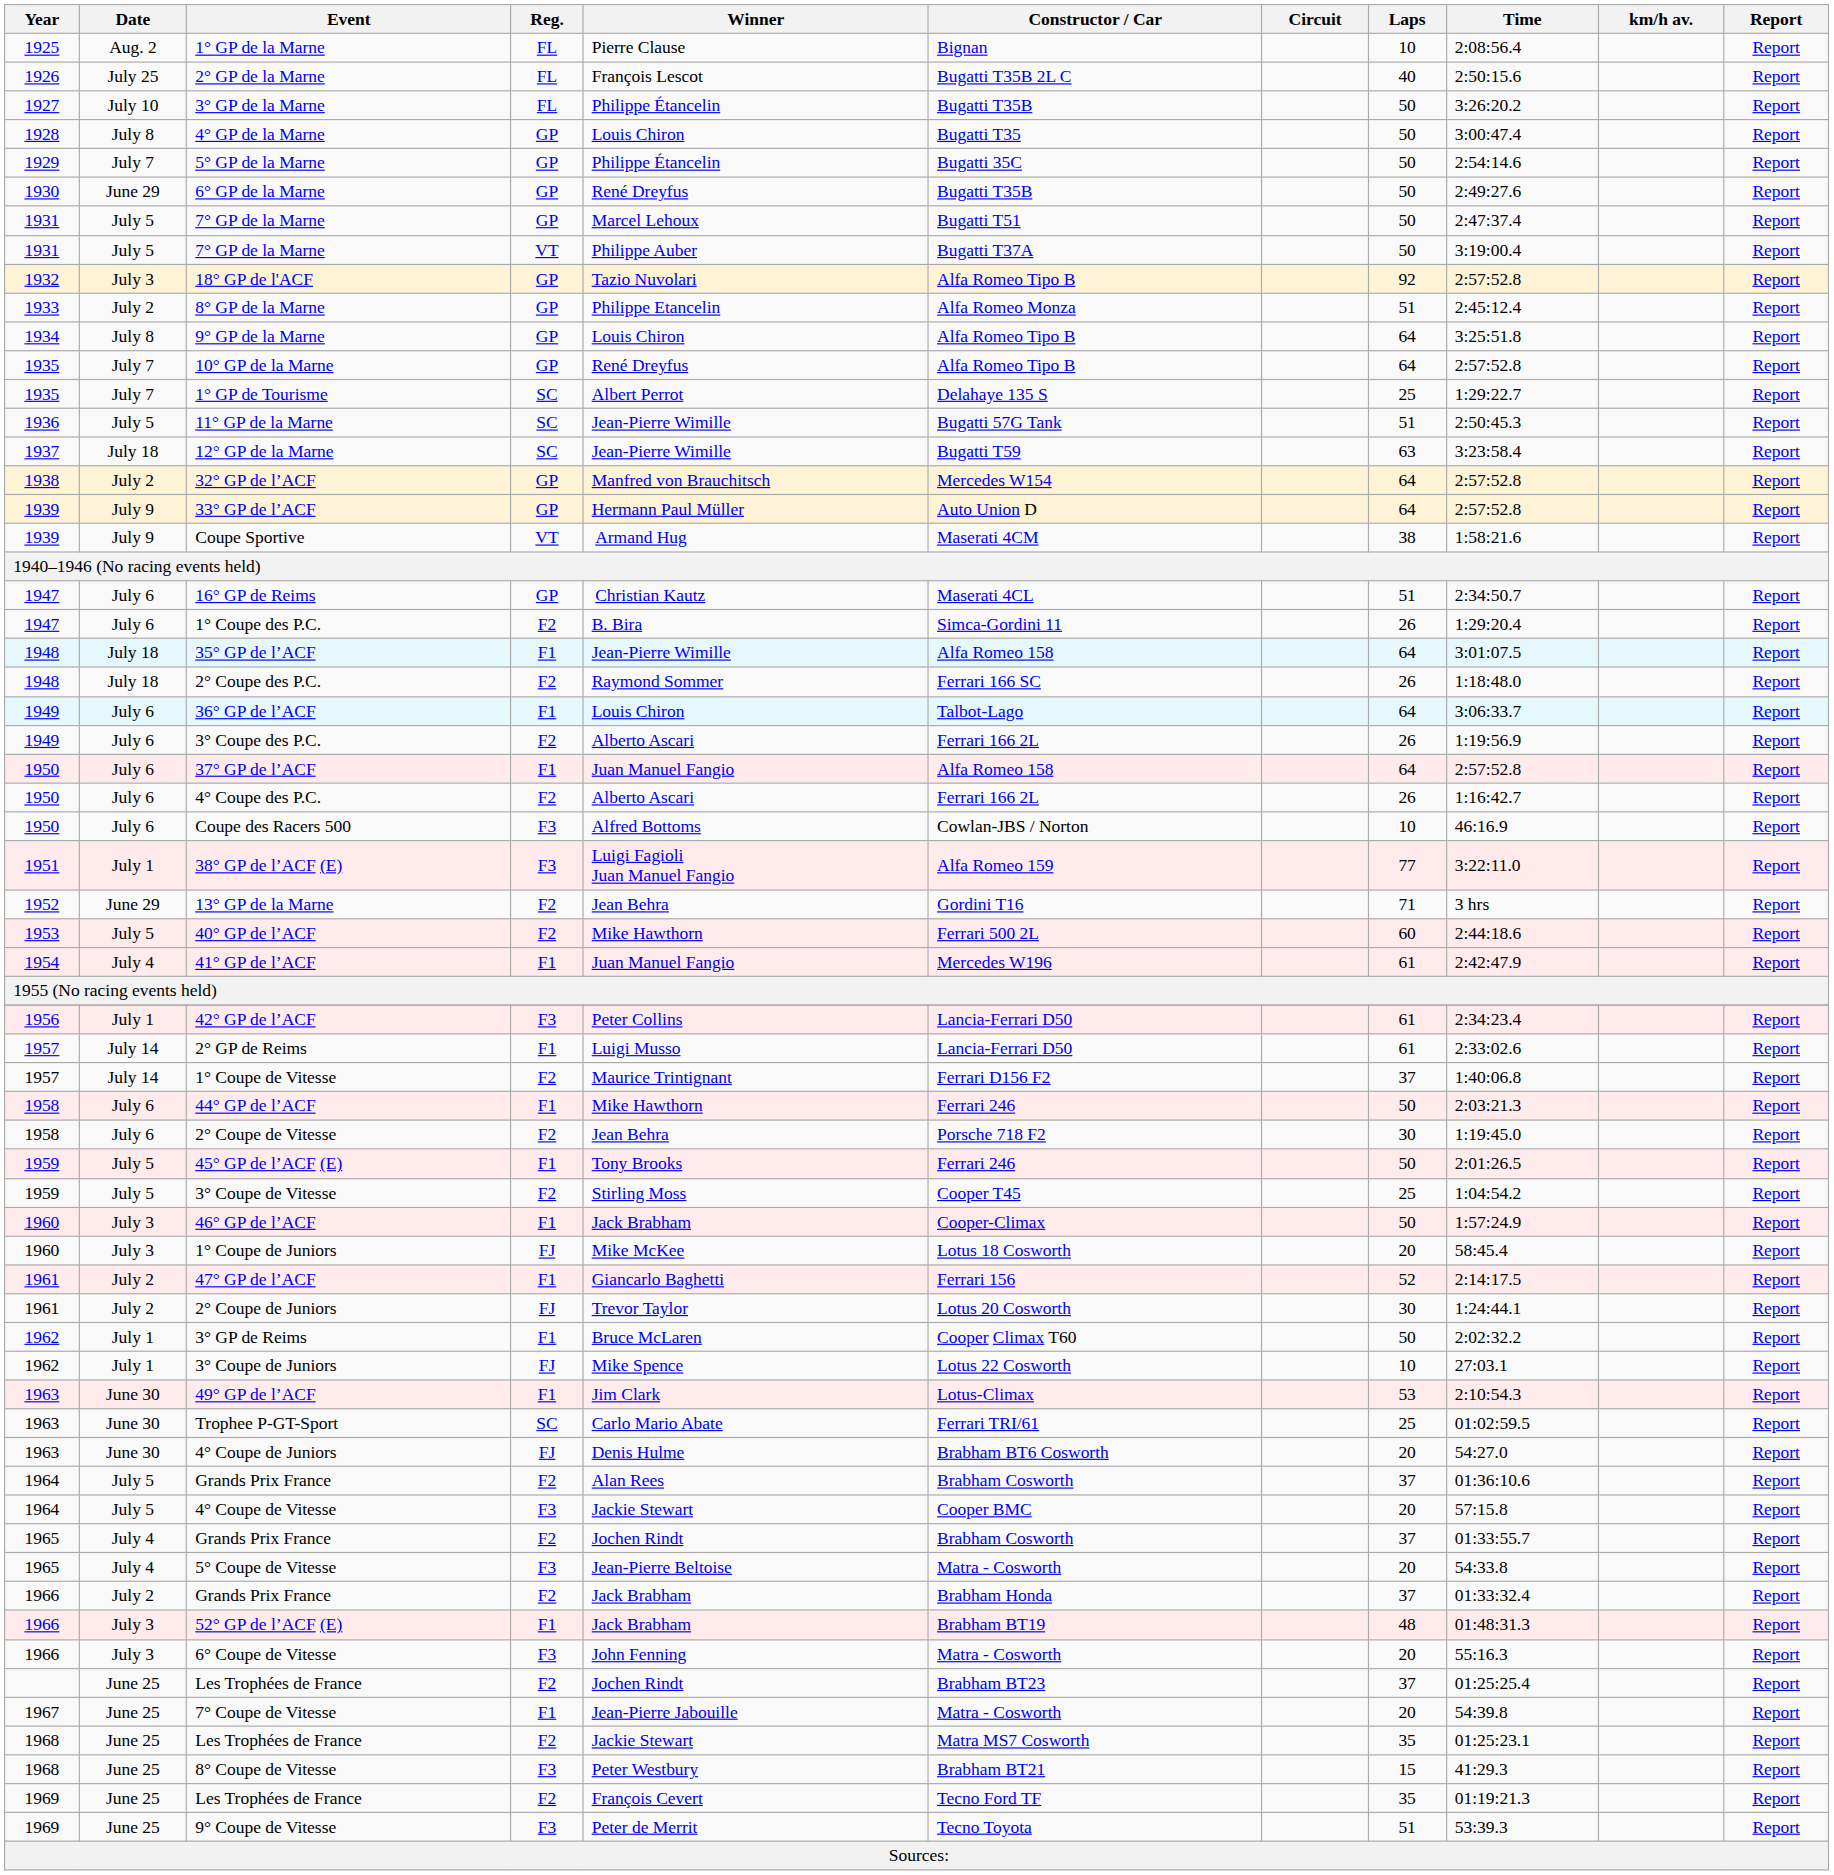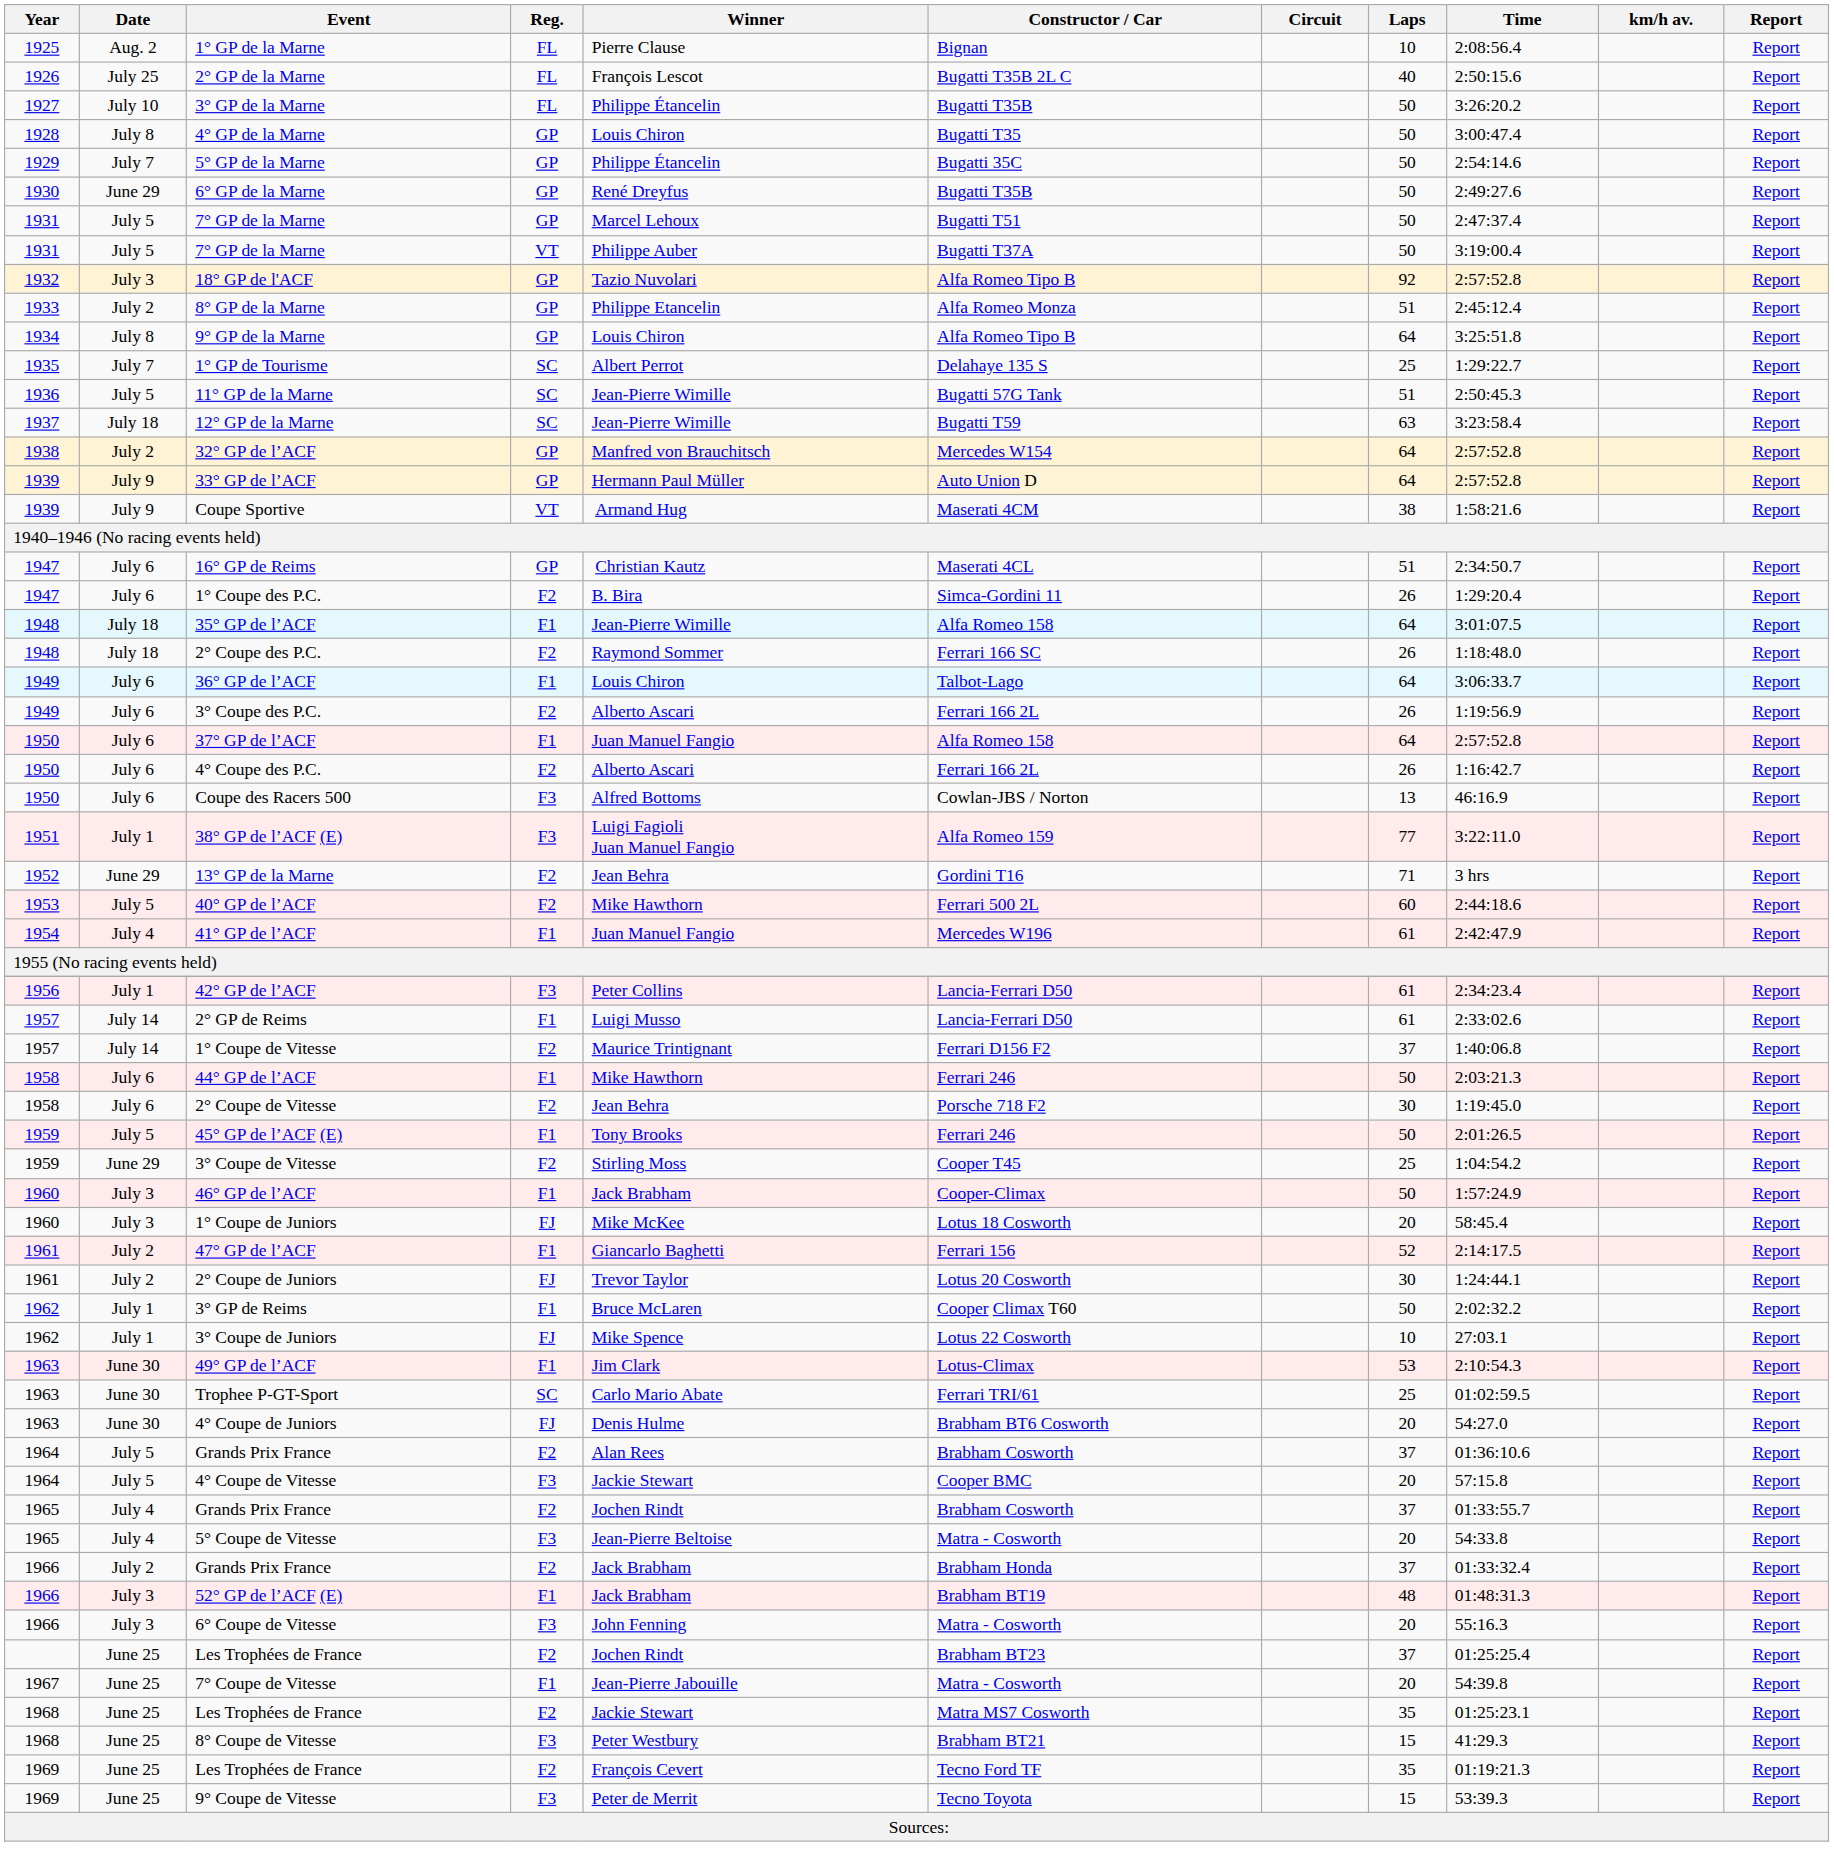- row: (42, 364)
(1407, 826) 10 -> (1407, 797) 13
(133, 1192) July 5 -> (133, 1163) June 29
(1407, 1826) 51 -> (1407, 1797) 15
